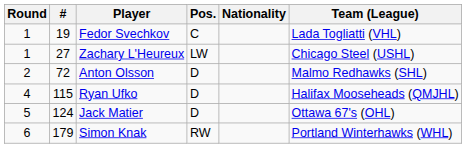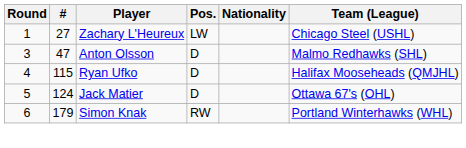- row: (124, 34)
(27, 73) 2 -> (27, 53) 3
(63, 73) 72 -> (63, 53) 47
